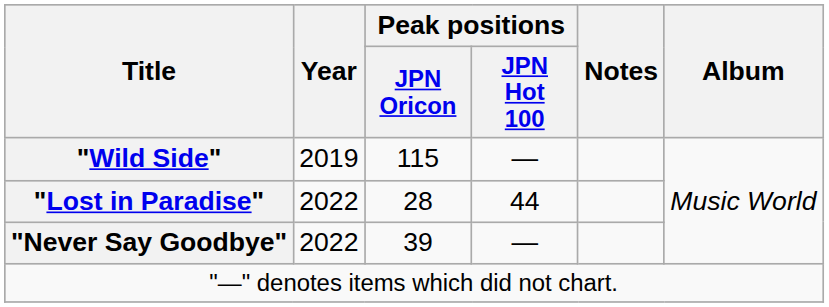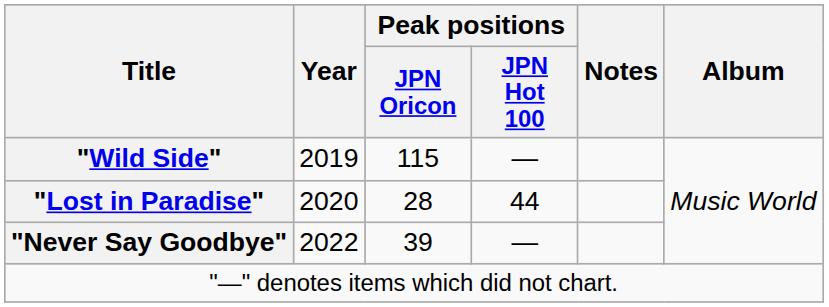(329, 200) 2022 -> (329, 200) 2020
